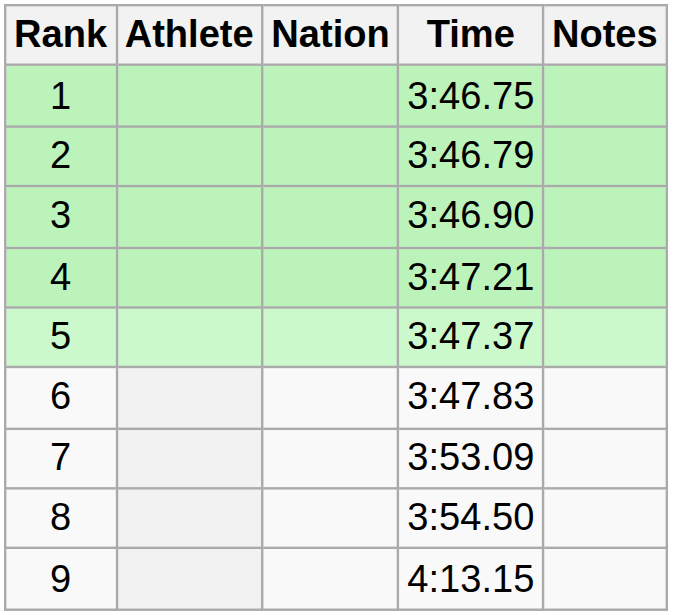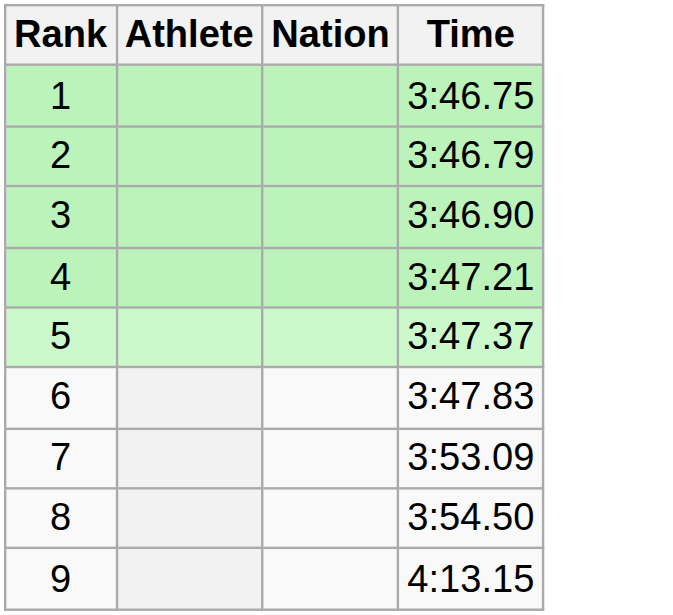- column: (605, 34)
